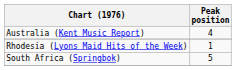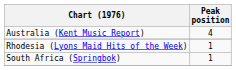(210, 59) 5 -> (210, 59) 1
